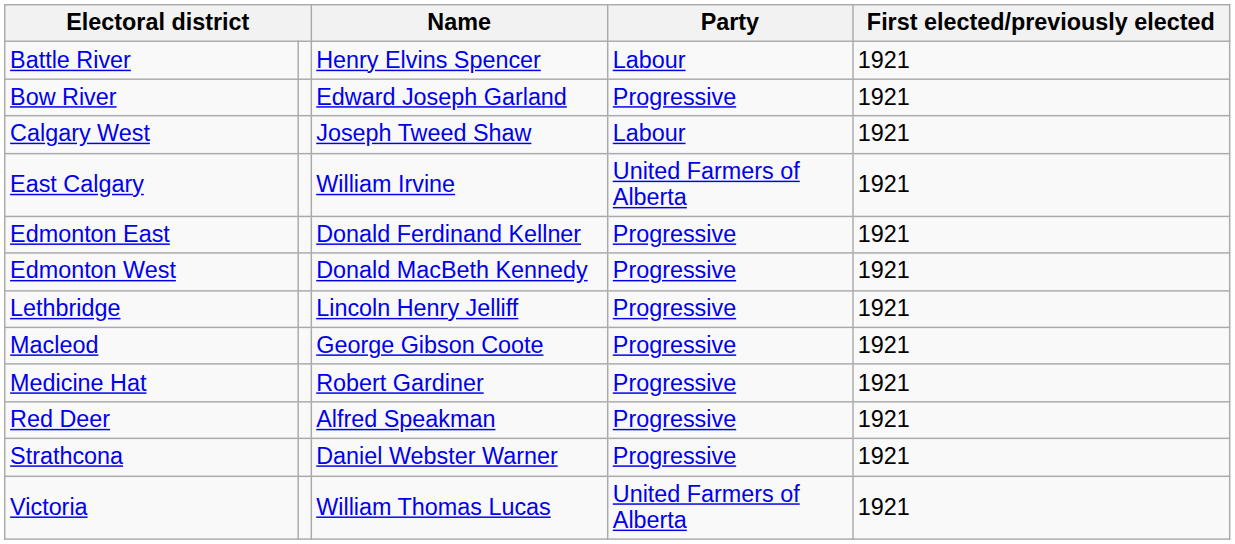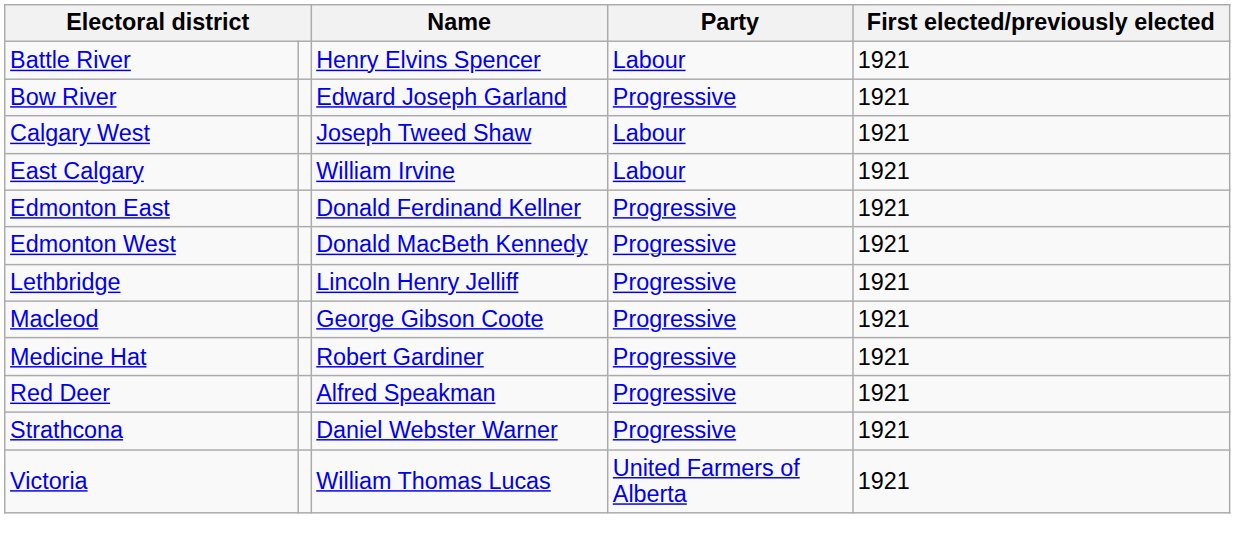(706, 184) United Farmers of Alberta -> (649, 171) Labour
